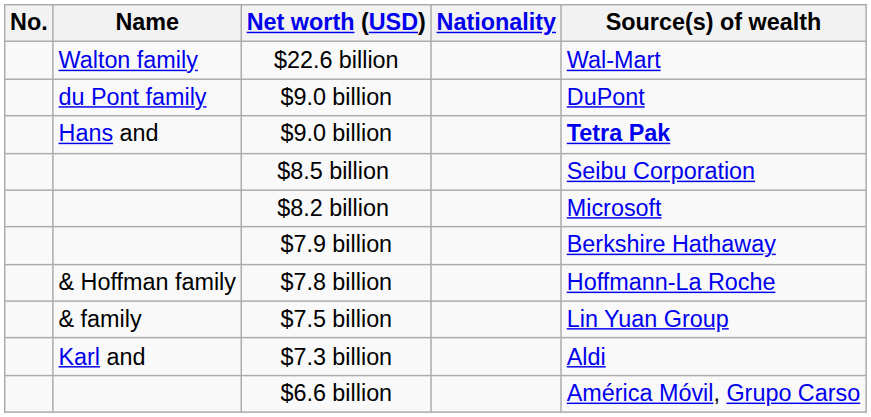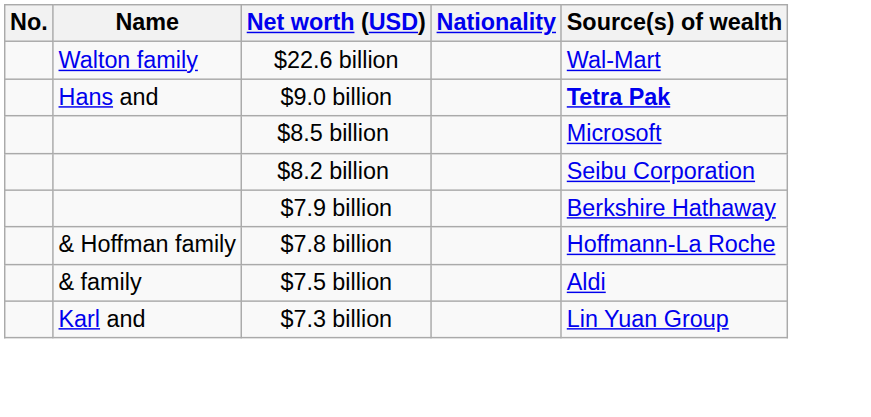- row: (133, 97)
(661, 171) Seibu Corporation -> (614, 134) Microsoft
(614, 208) Microsoft -> (661, 171) Seibu Corporation
(648, 319) Lin Yuan Group -> (586, 282) Aldi
(586, 356) Aldi -> (648, 319) Lin Yuan Group
- row: (147, 394)
